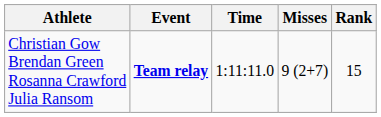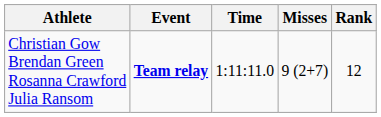(354, 71) 15 -> (354, 71) 12
